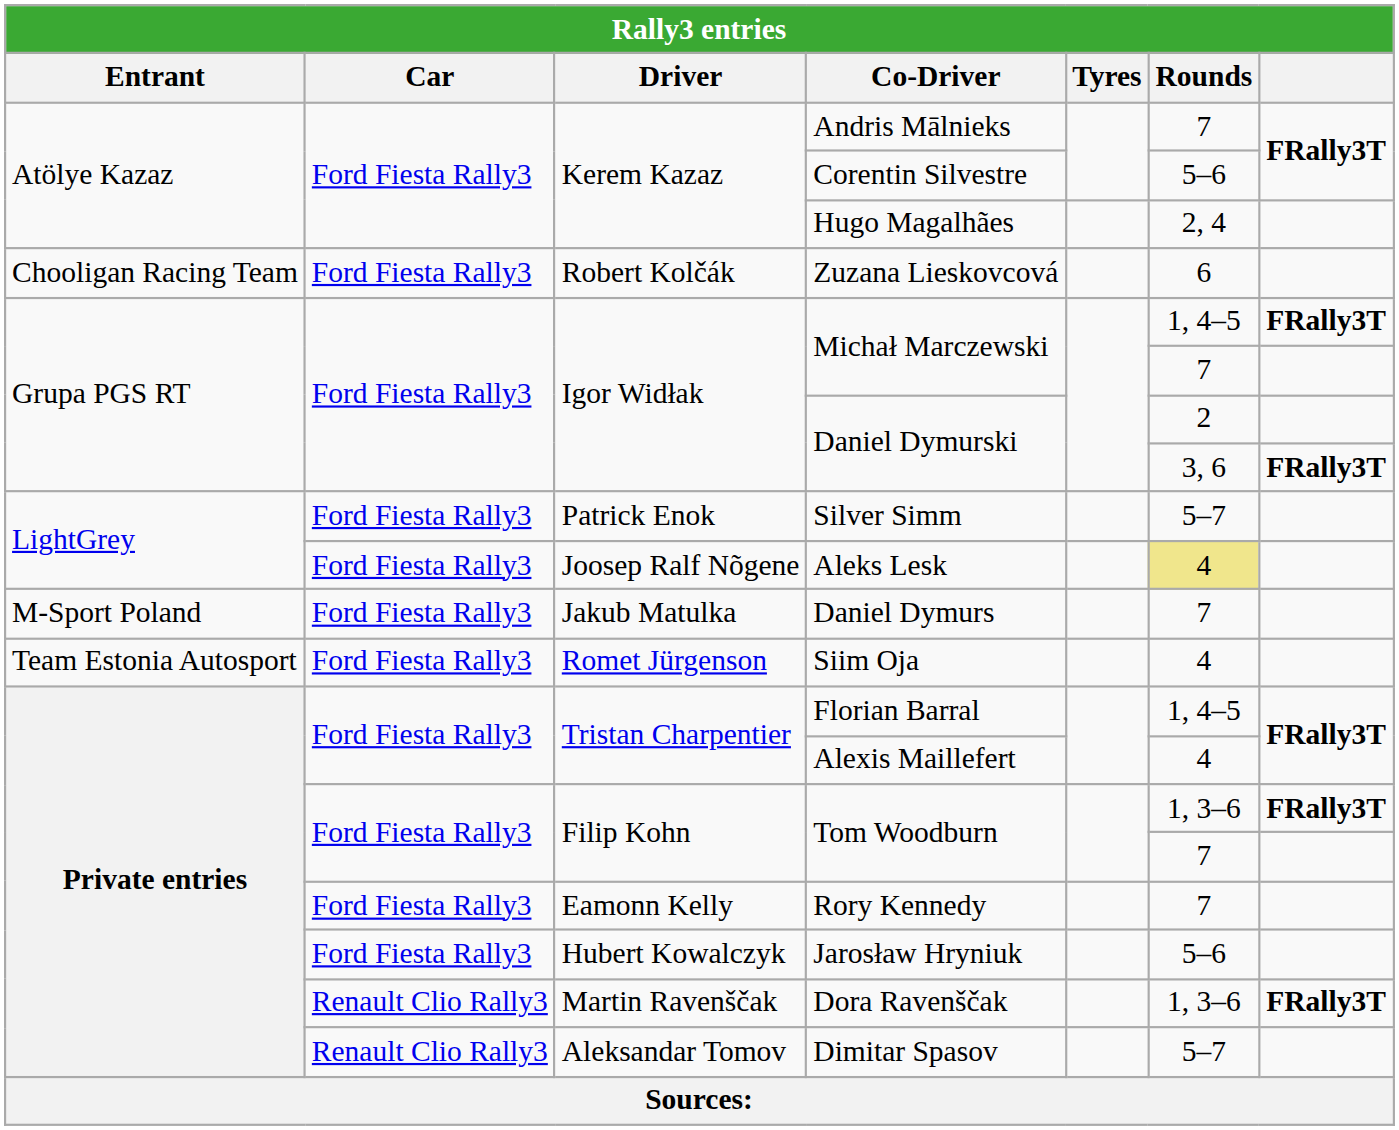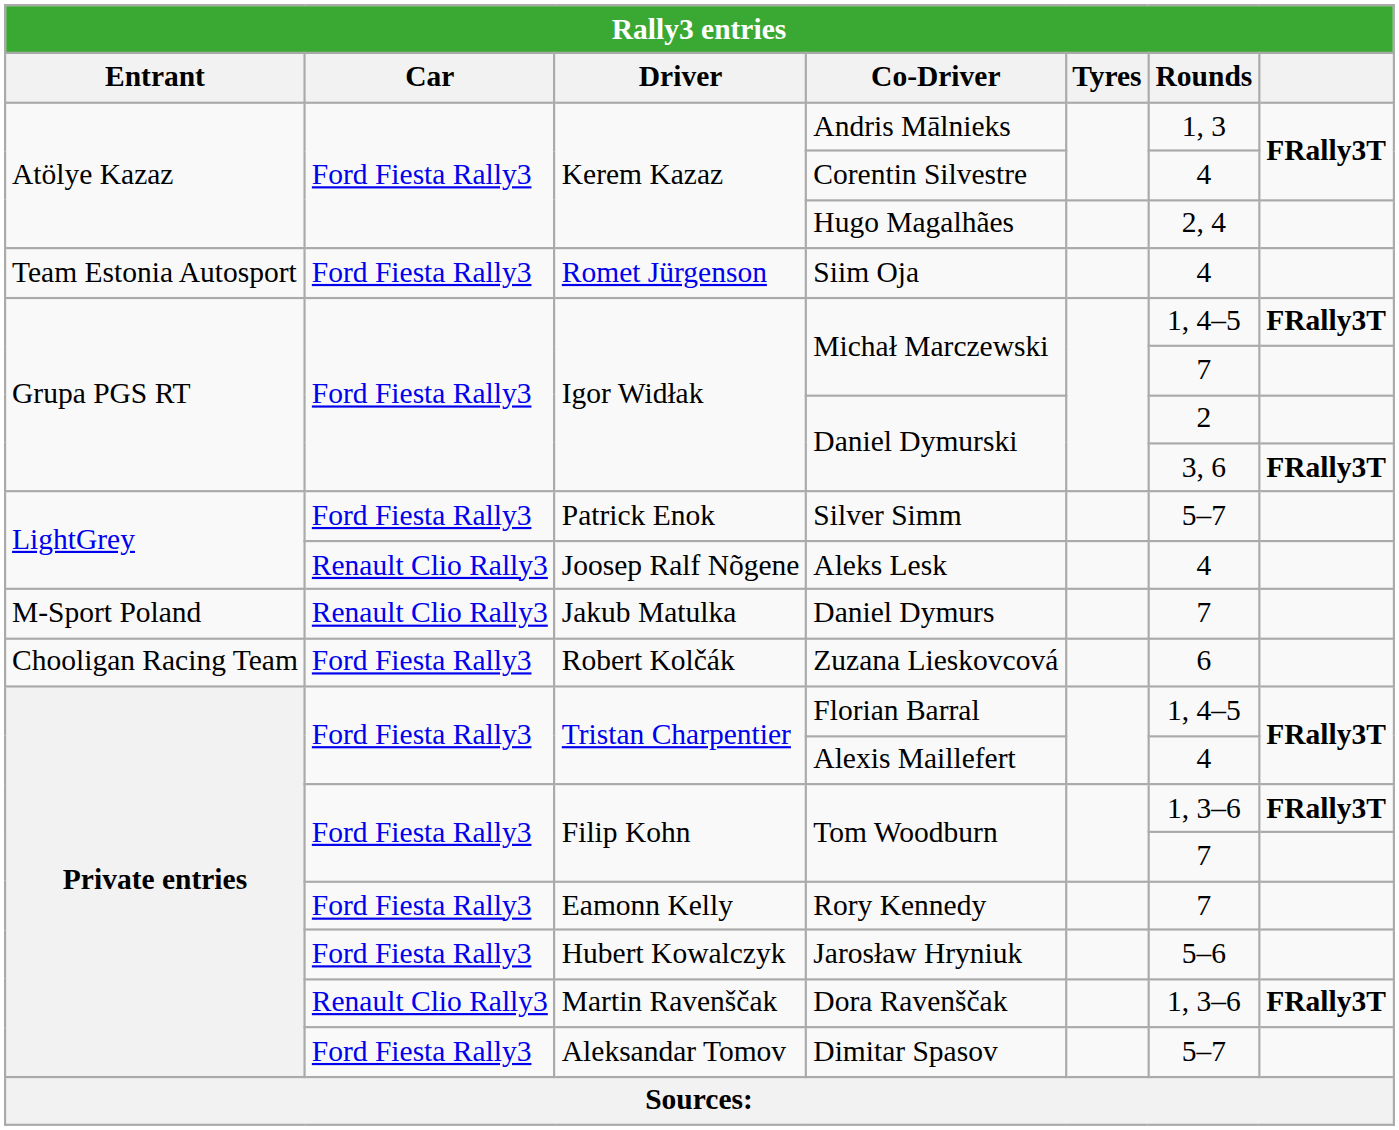(1204, 125) 7 -> (1204, 125) 1, 3
(1204, 174) 5–6 -> (1204, 174) 4
rows swapped: (648, 271) <-> (664, 661)
(422, 564) Ford Fiesta Rally3 -> (430, 564) Renault Clio Rally3
(1204, 564) khaki background -> (1204, 564) no background
(422, 612) Ford Fiesta Rally3 -> (430, 612) Renault Clio Rally3
(430, 1050) Renault Clio Rally3 -> (422, 1050) Ford Fiesta Rally3
